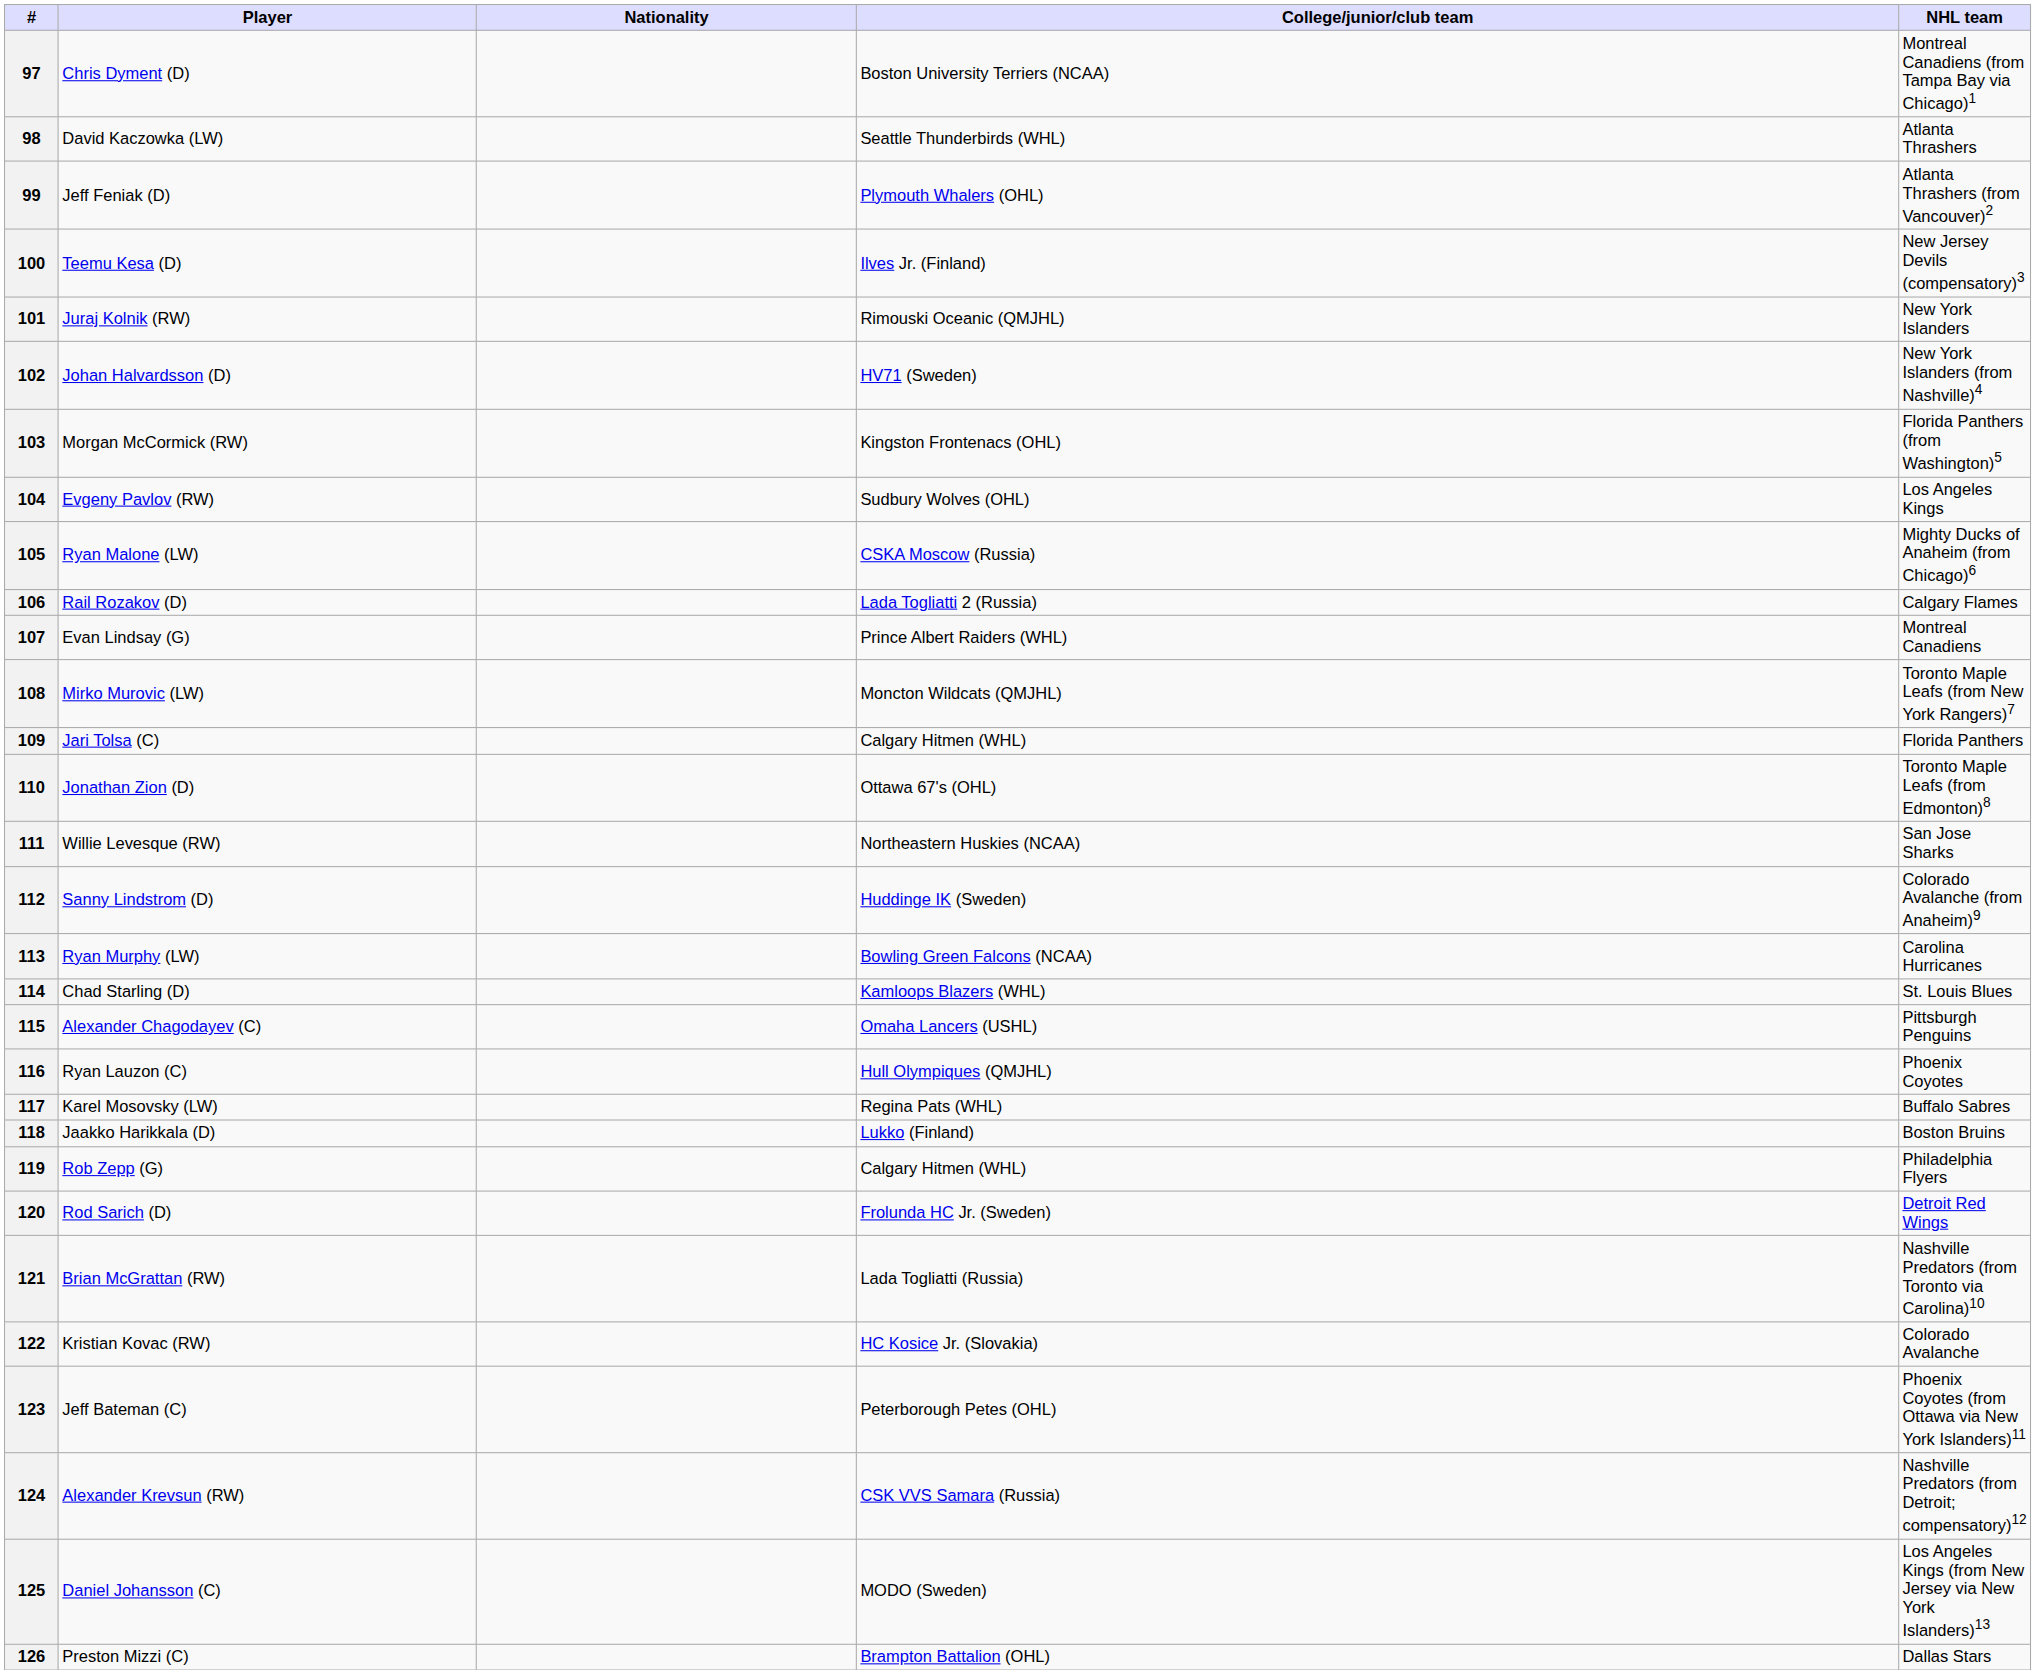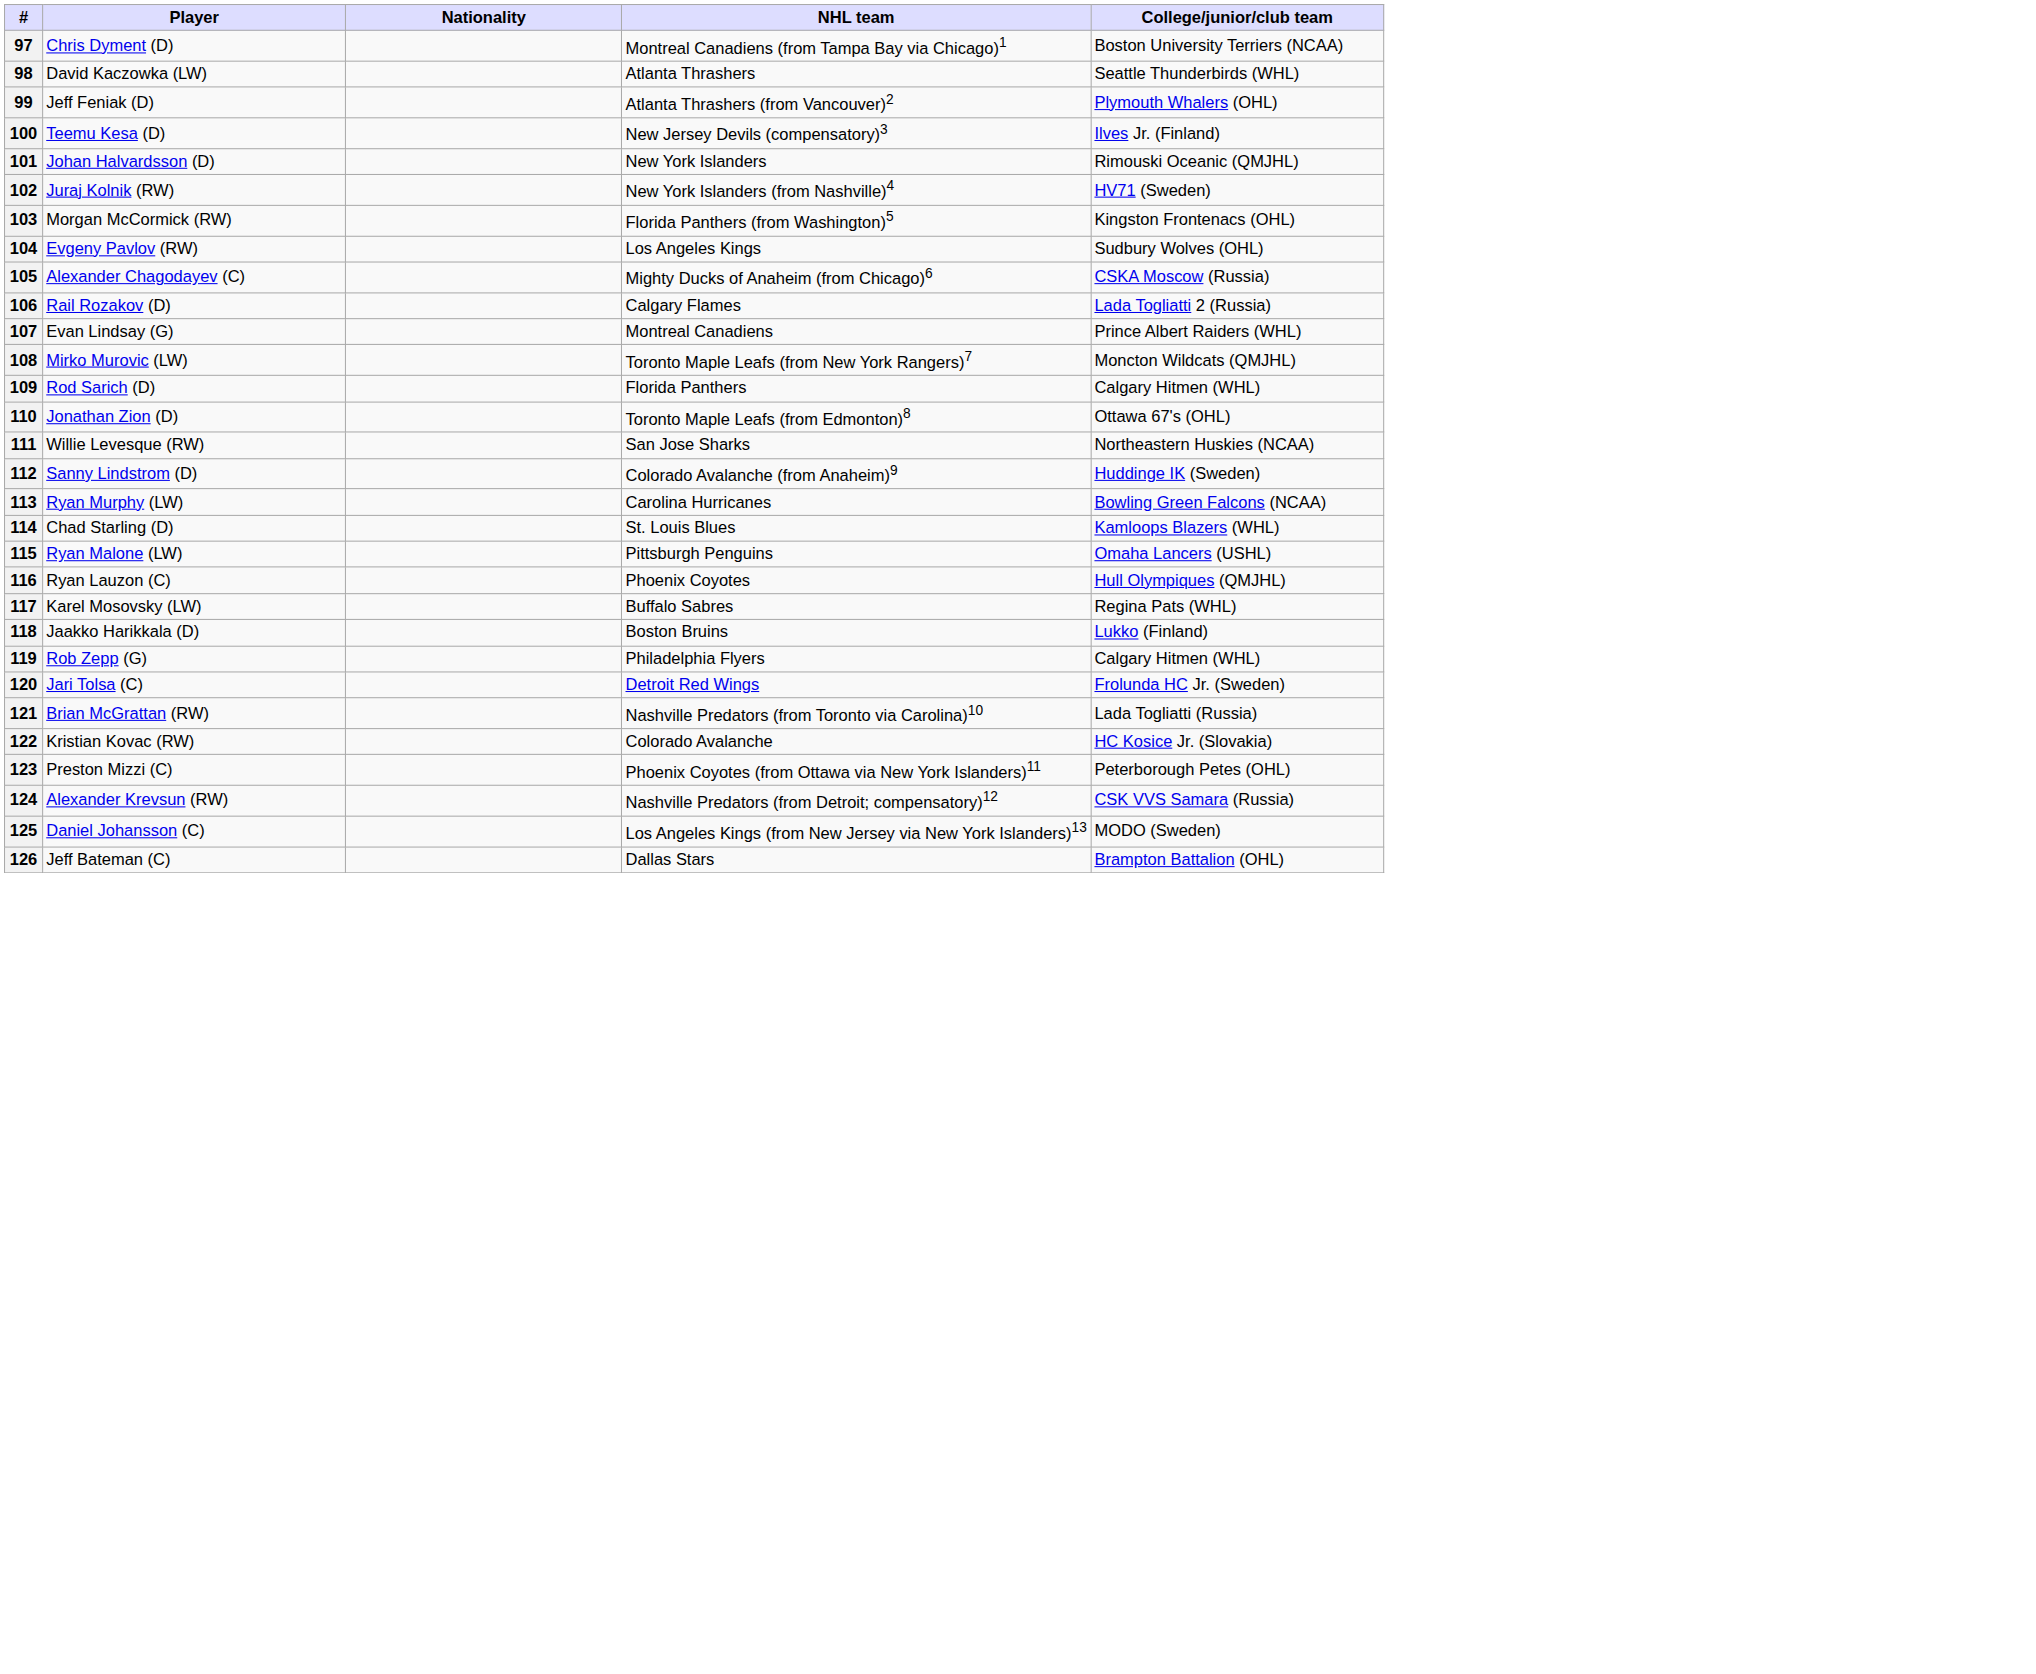columns swapped: (1965, 17) <-> (1378, 17)
(126, 319) Juraj Kolnik (RW) -> (130, 161) Johan Halvardsson (D)
(147, 375) Johan Halvardsson (D) -> (110, 189) Juraj Kolnik (RW)
(130, 555) Ryan Malone (LW) -> (146, 277) Alexander Chagodayev (C)
(111, 740) Jari Tolsa (C) -> (101, 388) Rod Sarich (D)
(162, 1027) Alexander Chagodayev (C) -> (114, 554) Ryan Malone (LW)
(117, 1213) Rod Sarich (D) -> (95, 684) Jari Tolsa (C)
(124, 1409) Jeff Bateman (C) -> (109, 770) Preston Mizzi (C)
(126, 1656) Preston Mizzi (C) -> (108, 859) Jeff Bateman (C)
